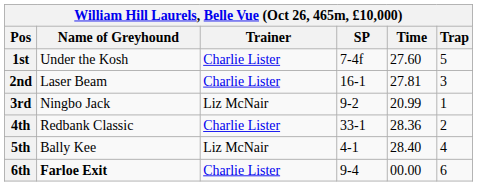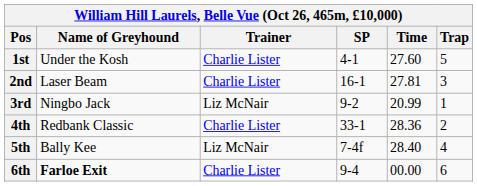(352, 59) 7-4f -> (349, 59) 4-1
(349, 147) 4-1 -> (352, 147) 7-4f
